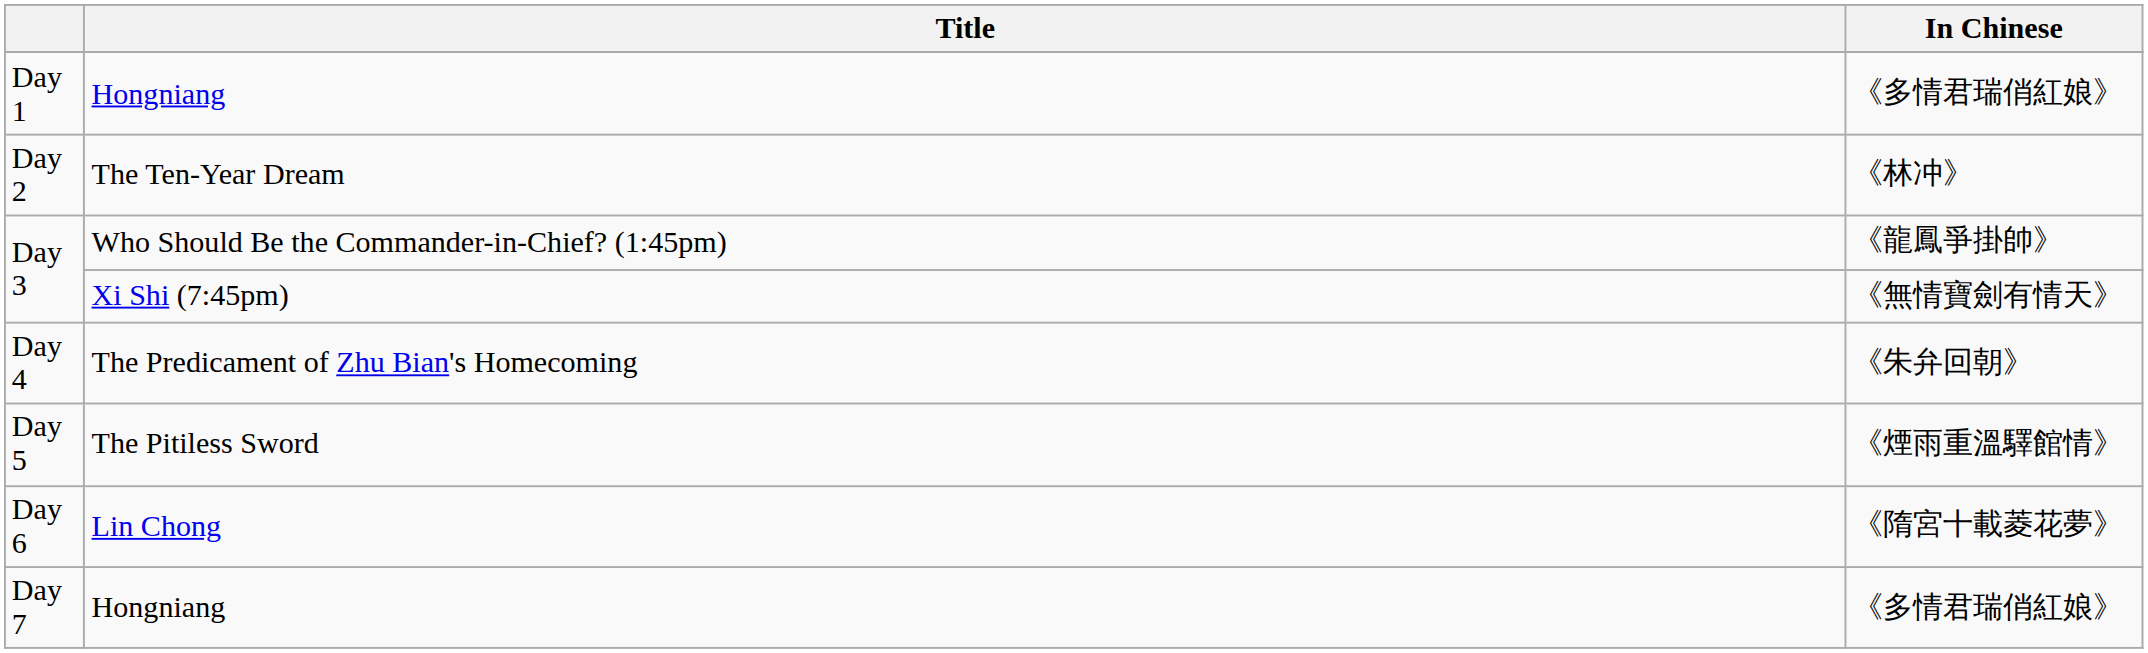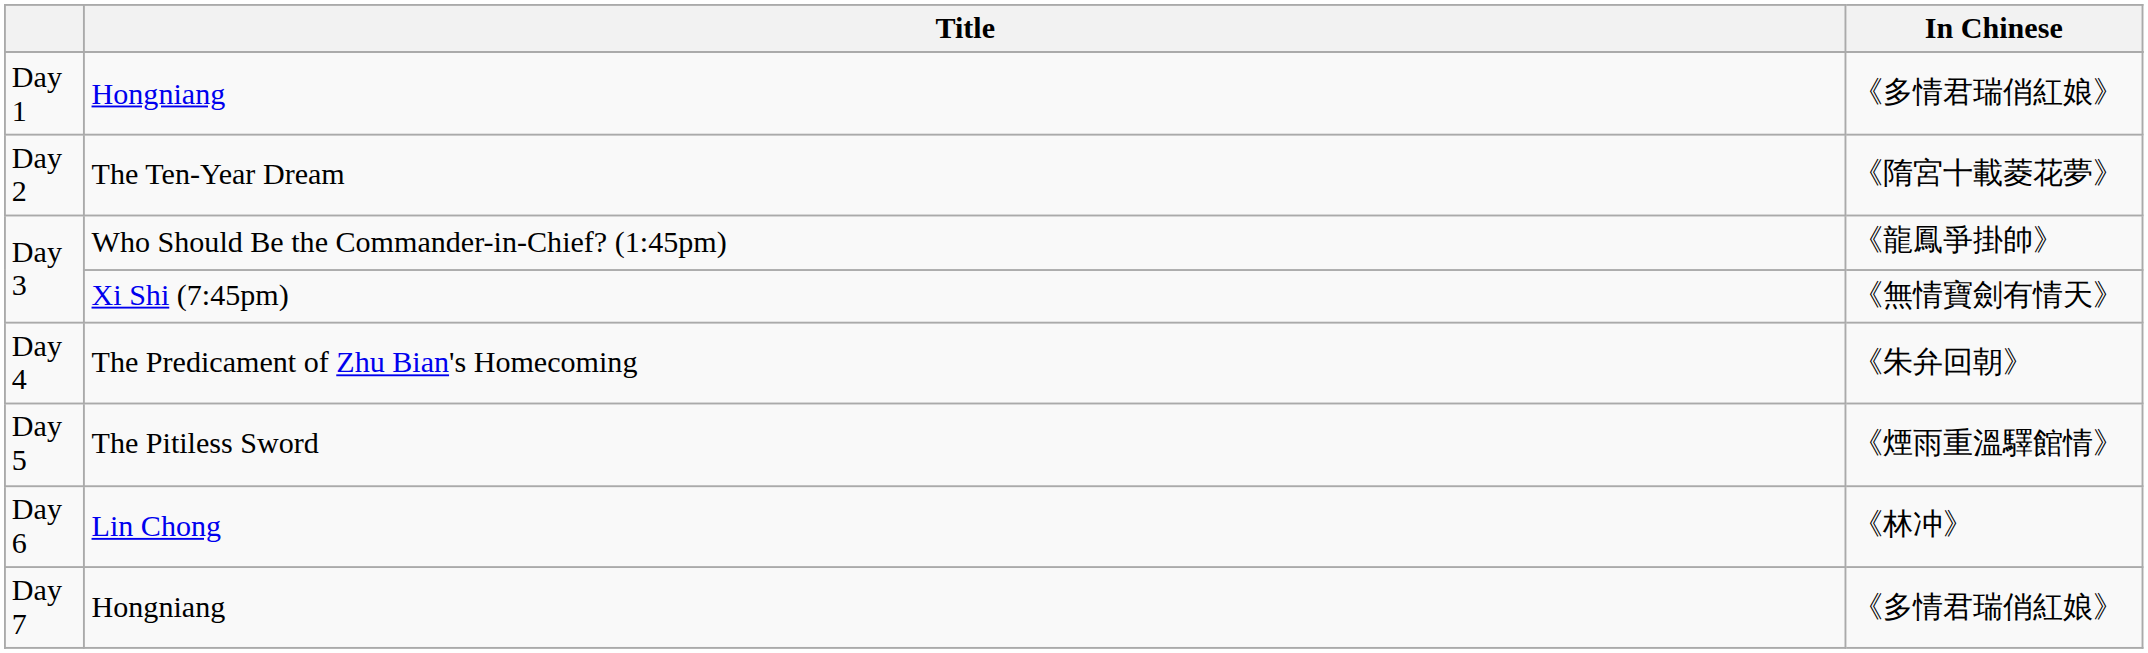(1913, 173) 《林冲》 -> (1988, 173) 《隋宮十載菱花夢》
(1988, 524) 《隋宮十載菱花夢》 -> (1913, 524) 《林冲》
